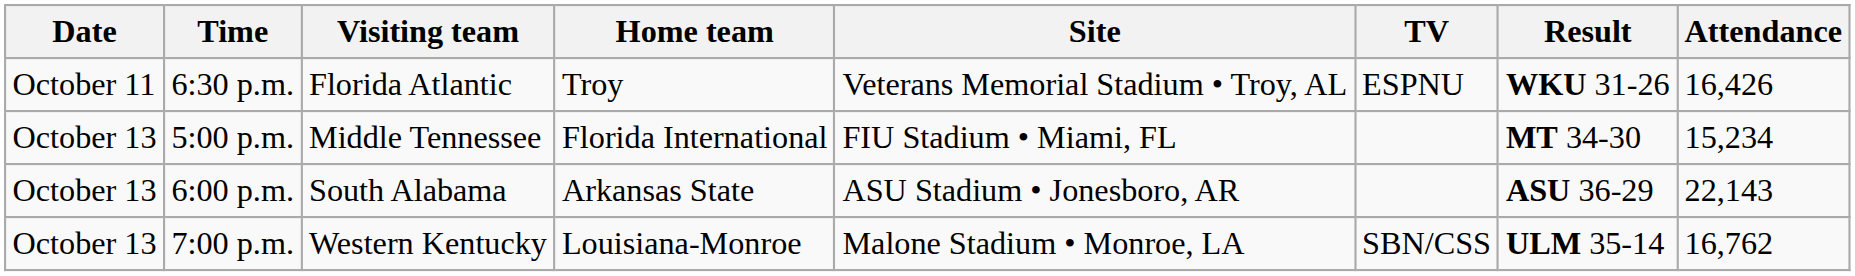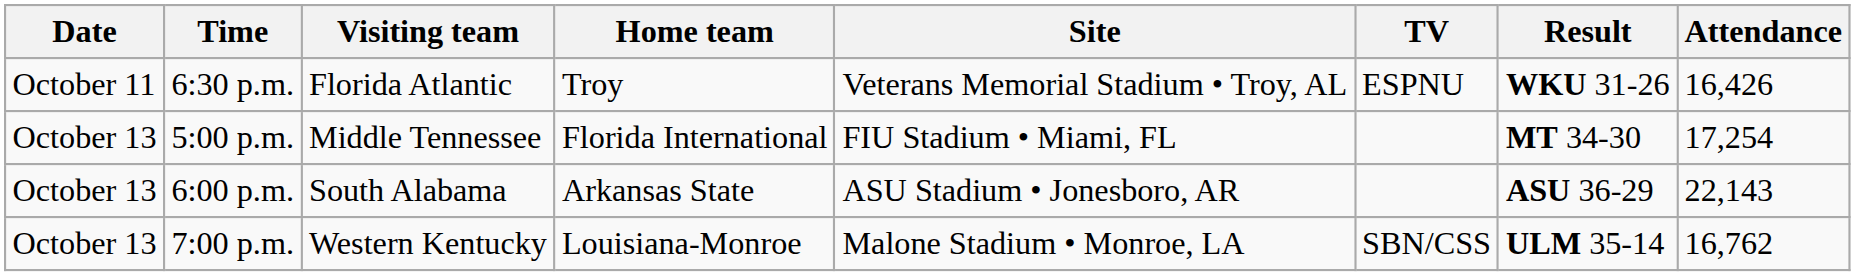(1729, 137) 15,234 -> (1729, 137) 17,254
